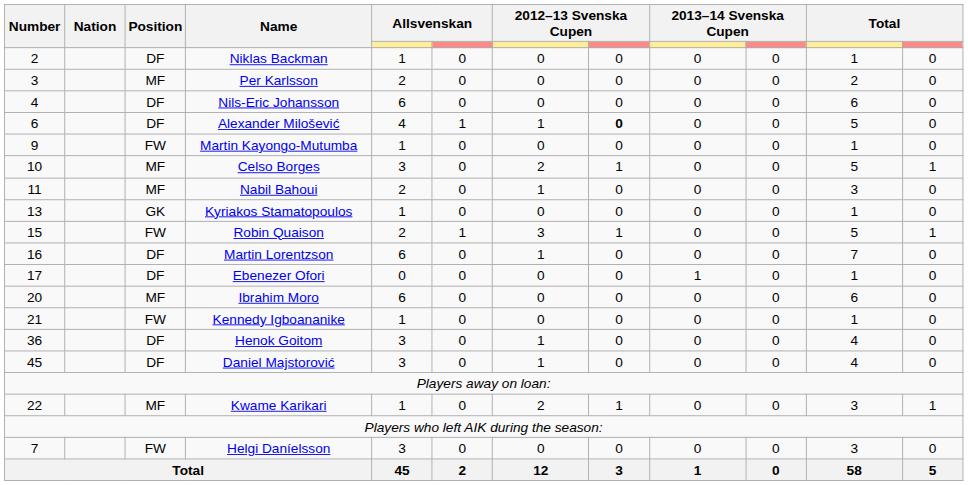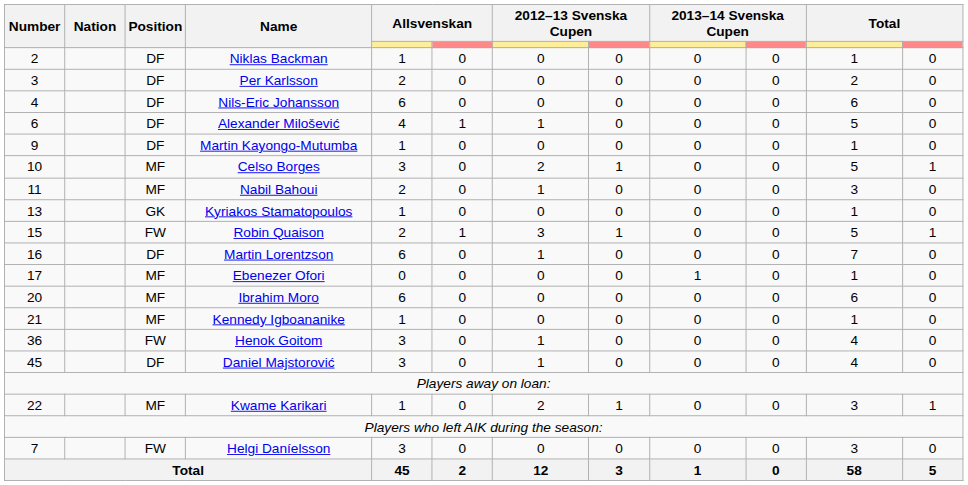(155, 80) MF -> (155, 80) DF
(619, 124) bold -> (619, 124) normal
(155, 145) FW -> (155, 145) DF
(155, 275) DF -> (155, 275) MF
(155, 319) FW -> (155, 319) MF
(155, 340) DF -> (155, 340) FW
